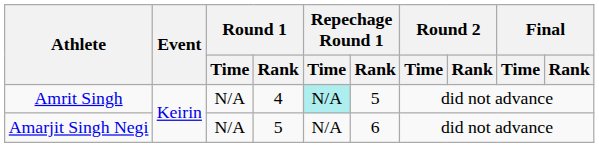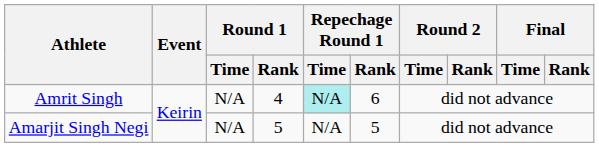(375, 98) 5 -> (375, 98) 6
(375, 128) 6 -> (375, 128) 5
